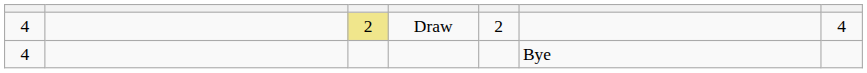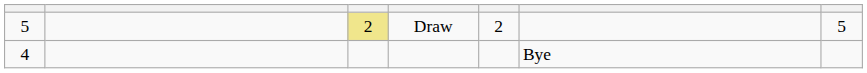(25, 26) 4 -> (25, 26) 5
(842, 26) 4 -> (842, 26) 5
